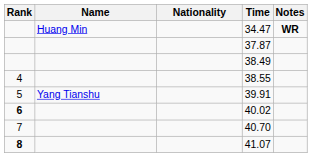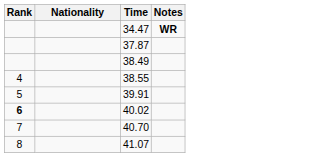- column: (95, 12)
(19, 144) bold -> (19, 144) normal
